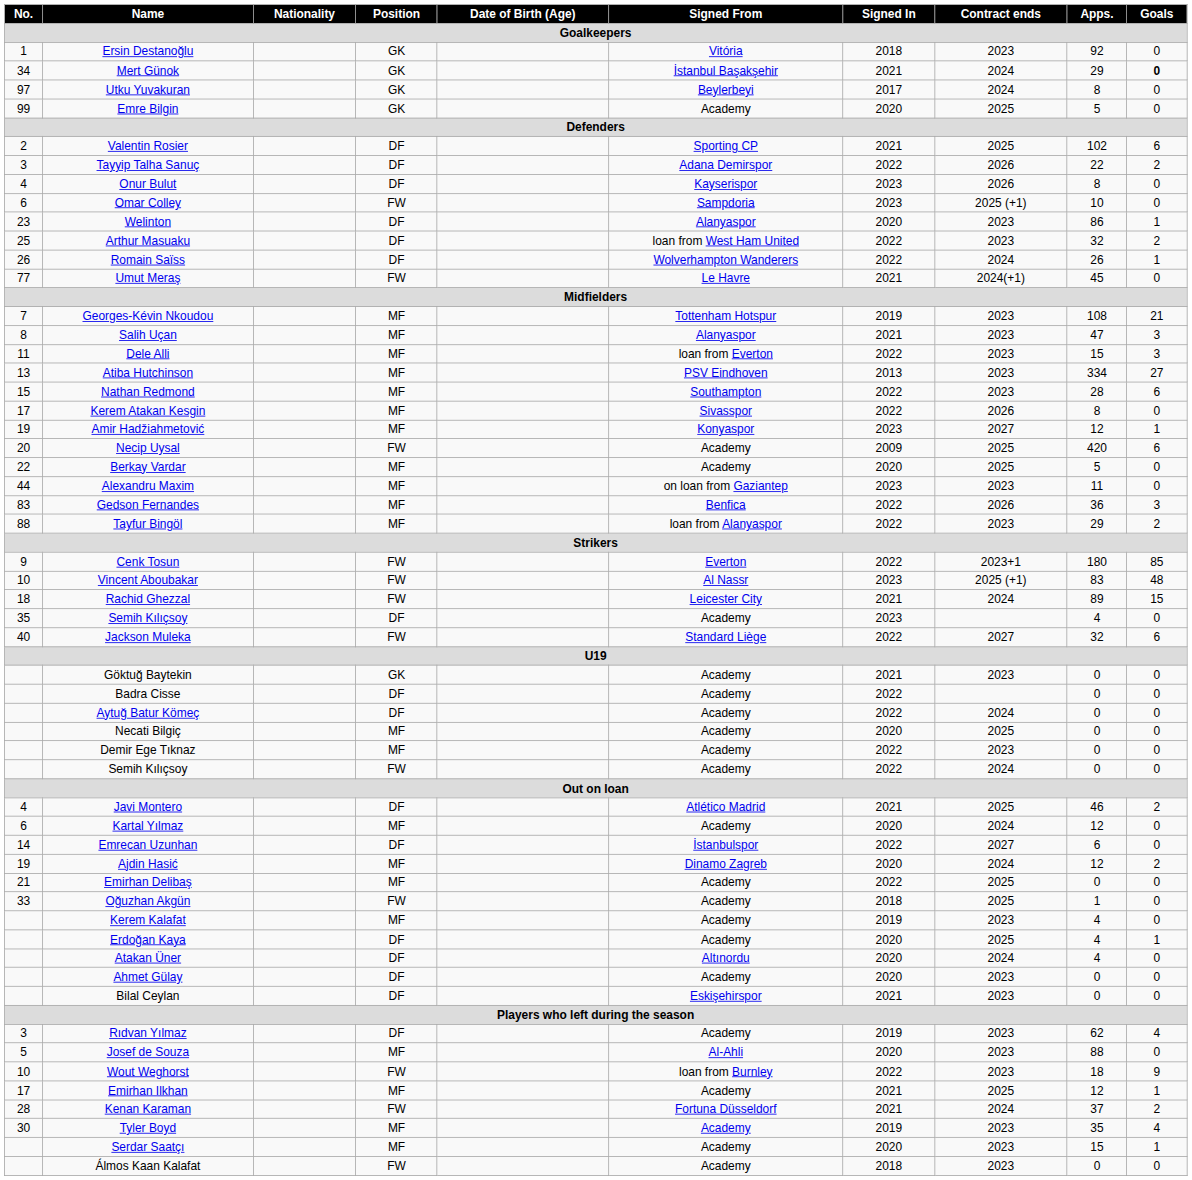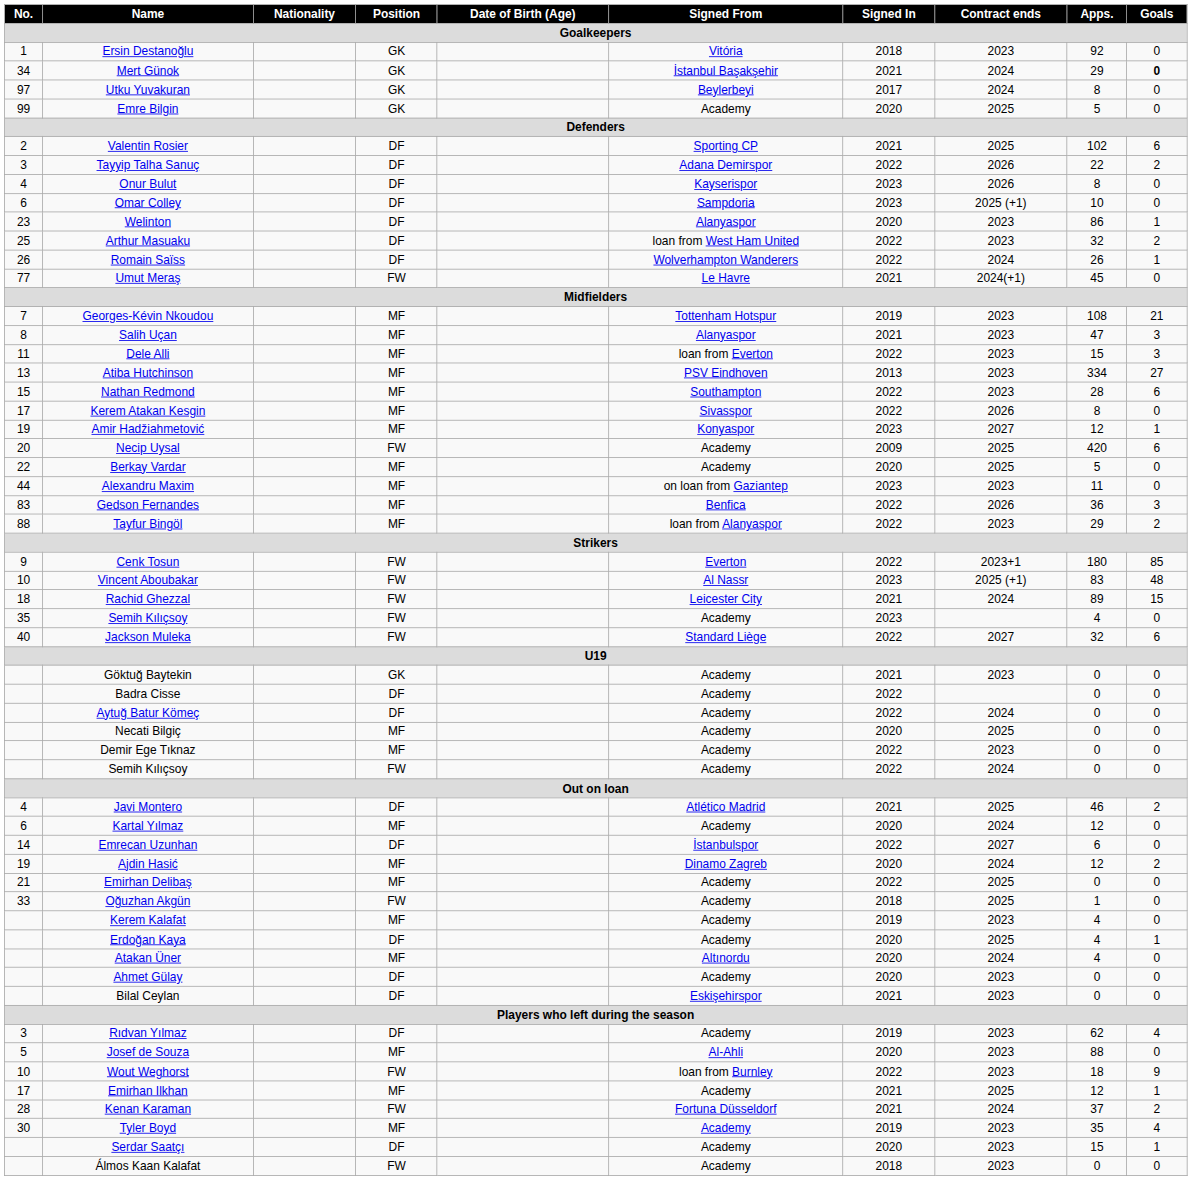(397, 203) FW -> (397, 203) DF
(397, 618) DF -> (397, 618) FW
(397, 958) DF -> (397, 958) MF
(397, 1147) MF -> (397, 1147) DF
